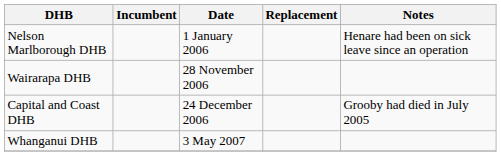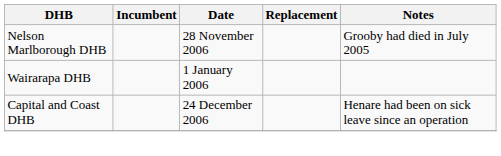(208, 42) 1 January 2006 -> (218, 42) 28 November 2006
(407, 42) Henare had been on sick leave since an operation -> (406, 42) Grooby had died in July 2005
(218, 77) 28 November 2006 -> (208, 77) 1 January 2006
(406, 112) Grooby had died in July 2005 -> (407, 112) Henare had been on sick leave since an operation
- row: (53, 140)
